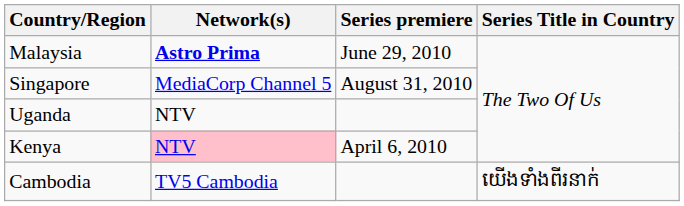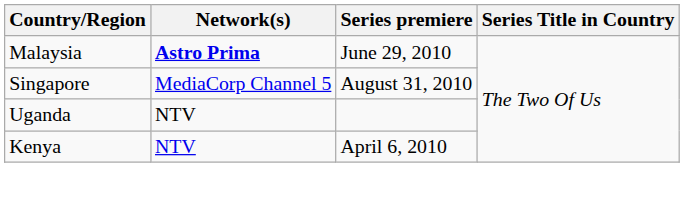(175, 146) pink background -> (175, 146) no background
- row: (50, 181)
